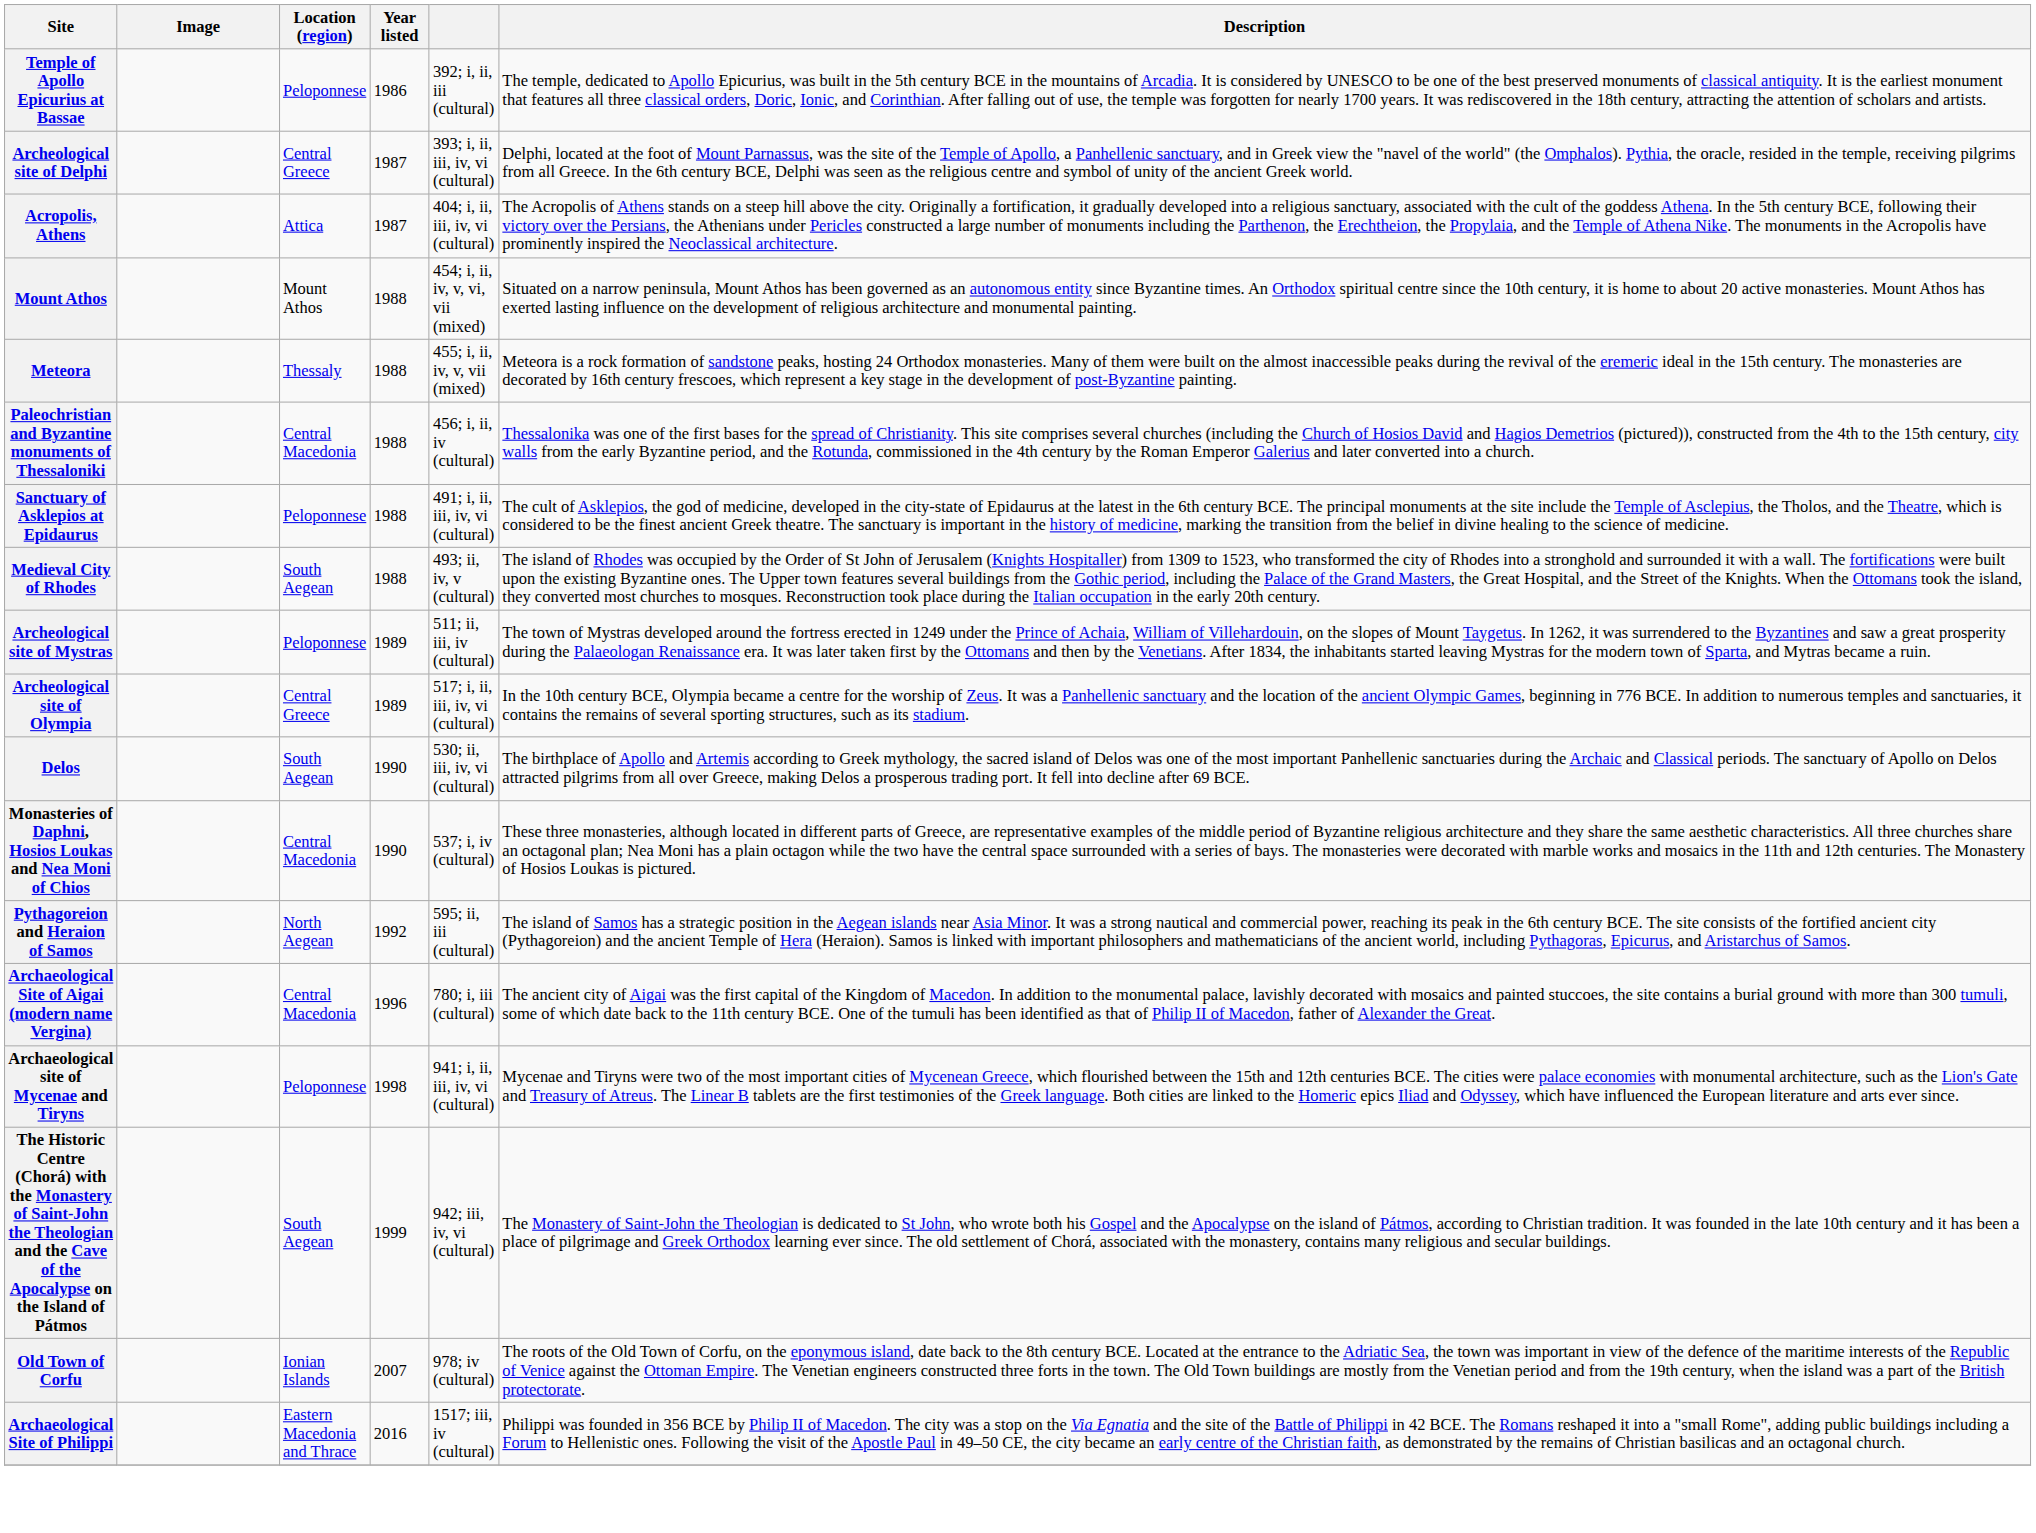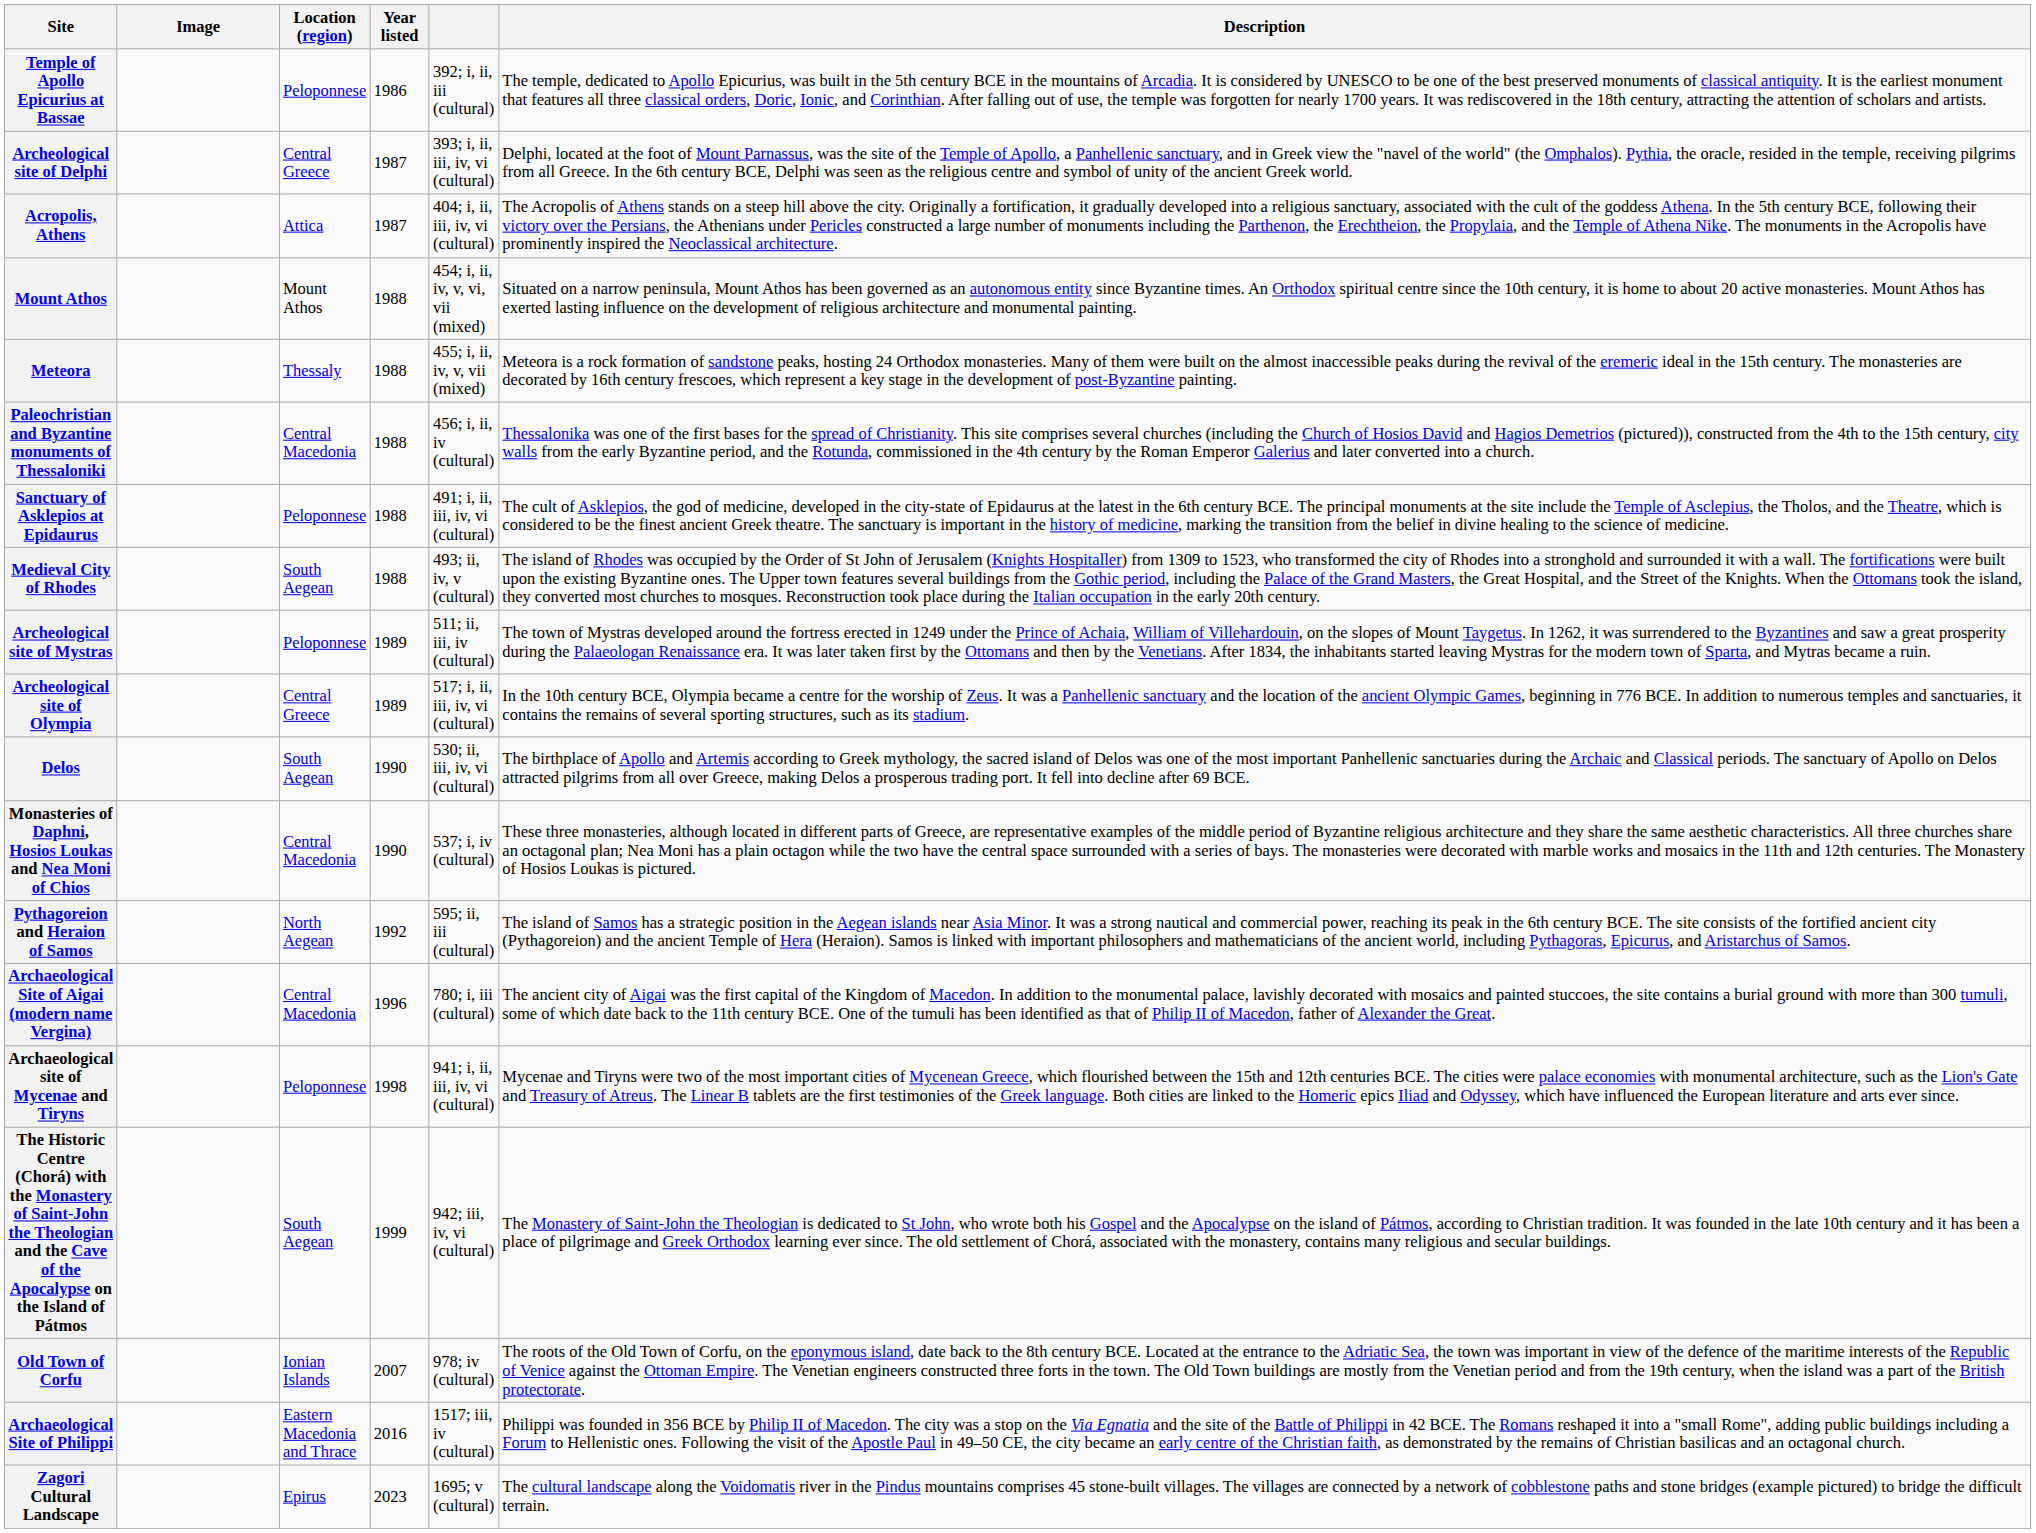+ row: (61, 1496)
